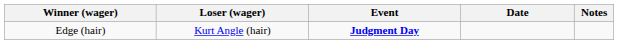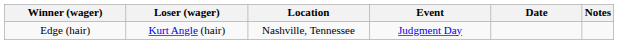+ column: (308, 13)
(385, 30) bold -> (430, 30) normal
